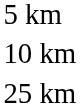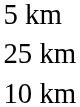rows swapped: (40, 53) <-> (40, 93)
